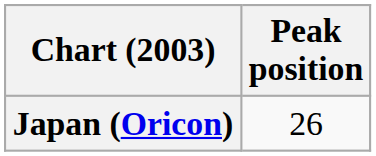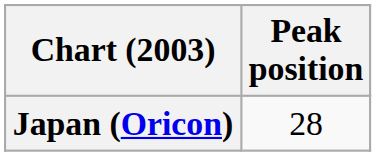(306, 122) 26 -> (306, 122) 28
